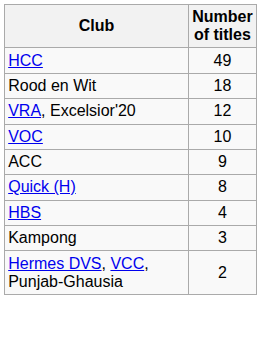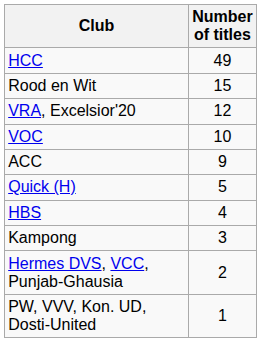(222, 85) 18 -> (222, 85) 15
(222, 187) 8 -> (222, 187) 5
+ row: (77, 315)
